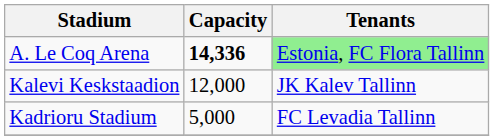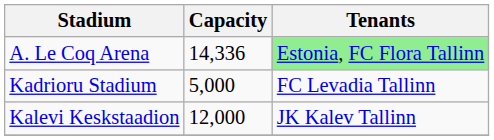(217, 53) bold -> (217, 53) normal
rows swapped: (94, 85) <-> (83, 118)
